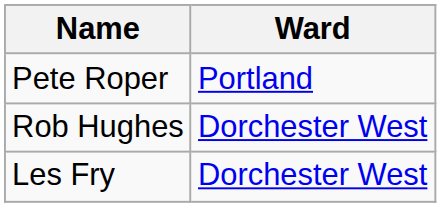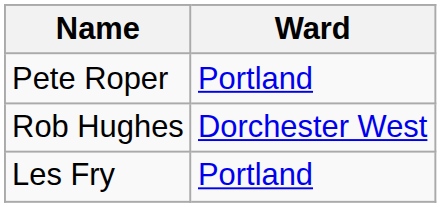(313, 175) Dorchester West -> (256, 175) Portland
